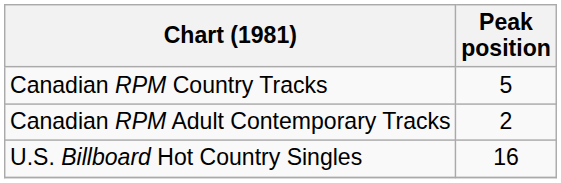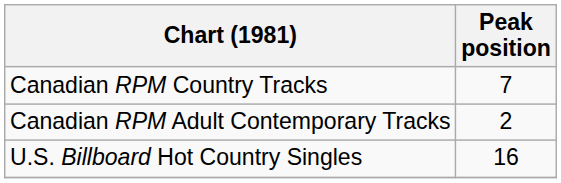(506, 85) 5 -> (506, 85) 7
